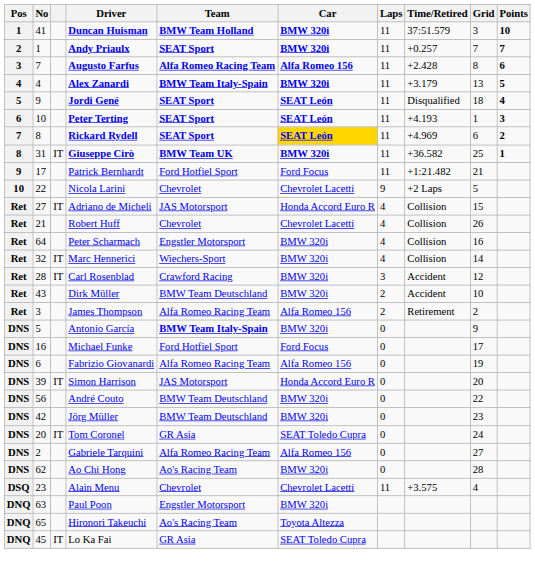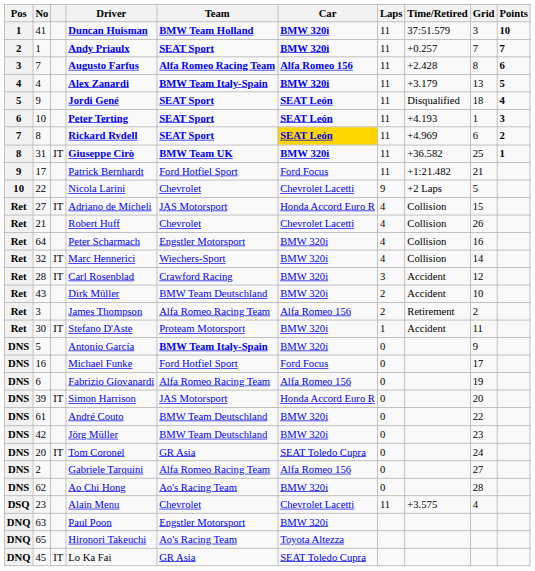+ row: (100, 329)
(41, 399) 56 -> (41, 416) 61
